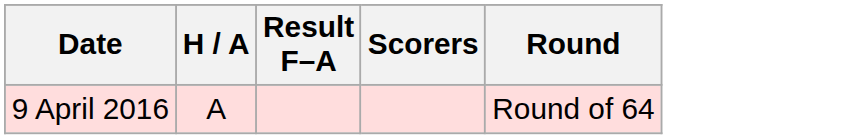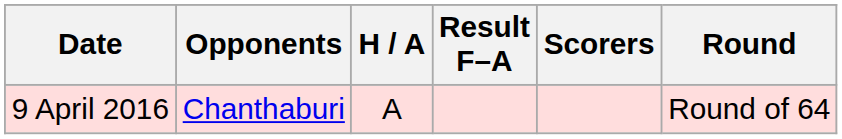+ column: (264, 44)
